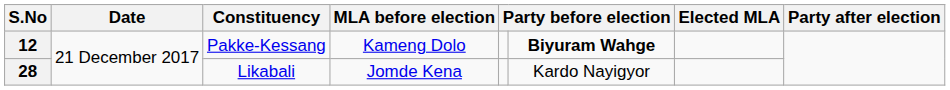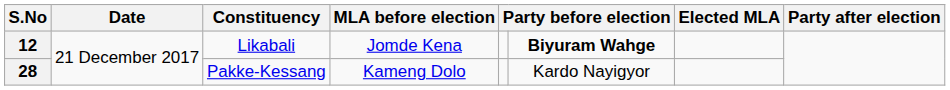(266, 44) Pakke-Kessang -> (266, 44) Likabali
(414, 44) Kameng Dolo -> (414, 44) Jomde Kena
(266, 71) Likabali -> (266, 71) Pakke-Kessang
(414, 71) Jomde Kena -> (414, 71) Kameng Dolo
